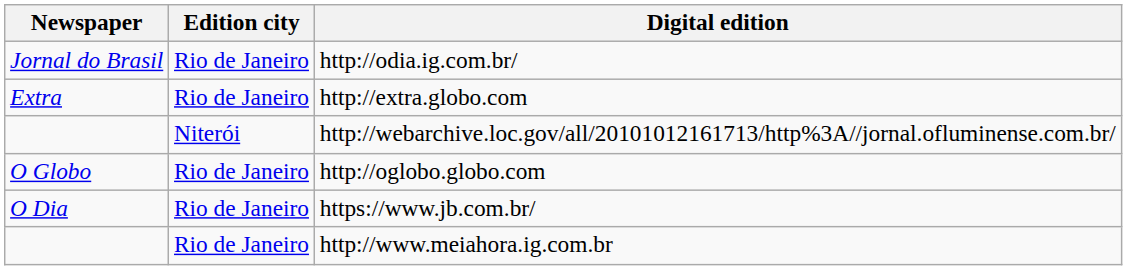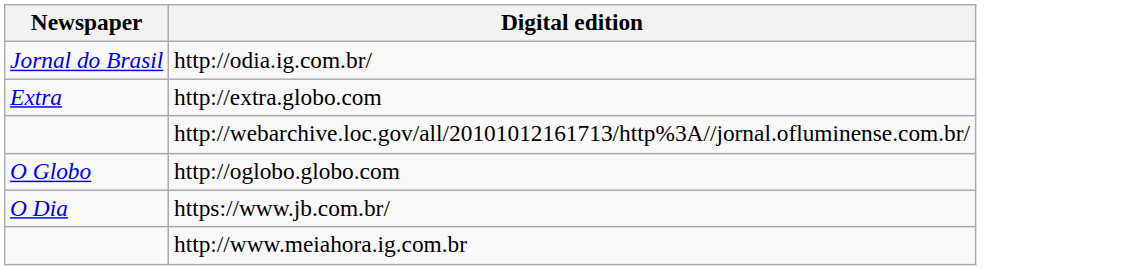- column: (241, 23)
